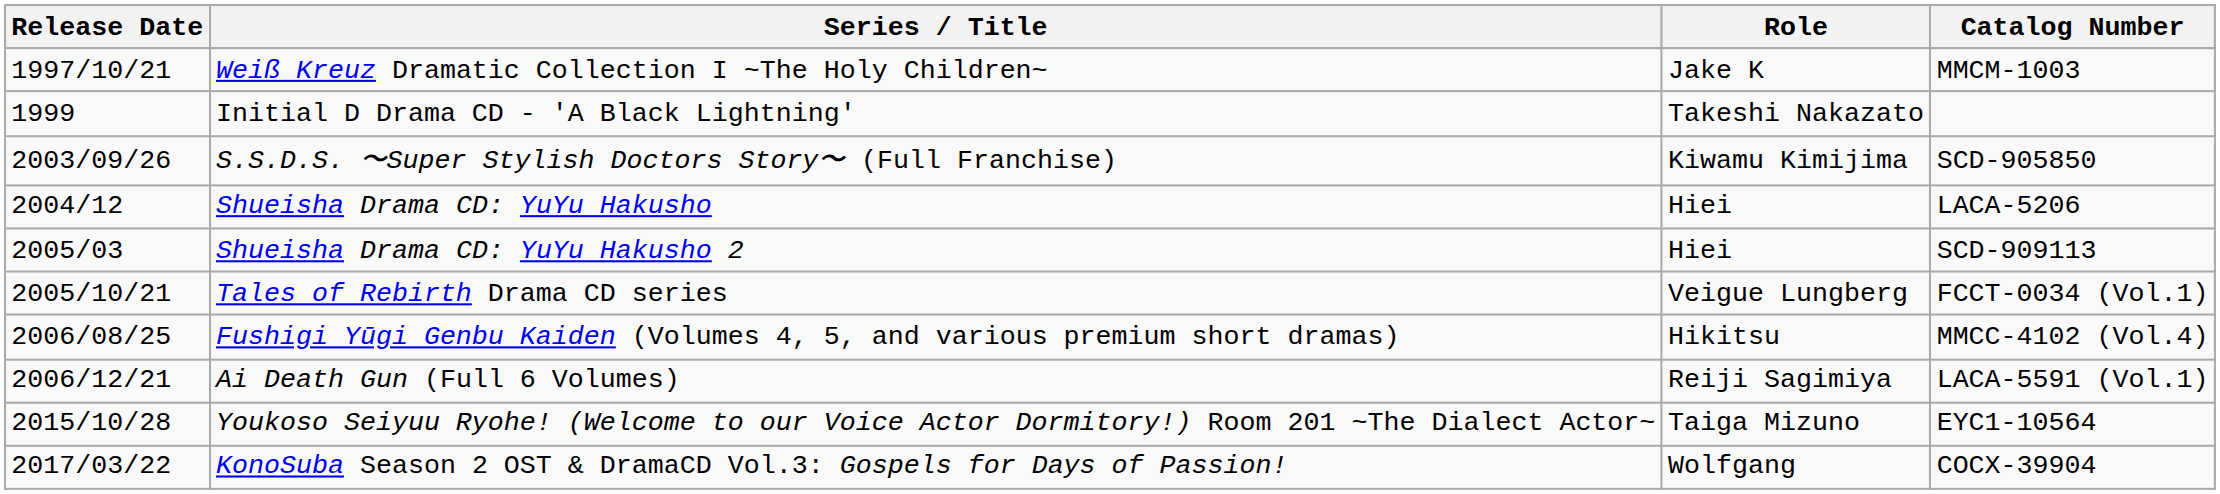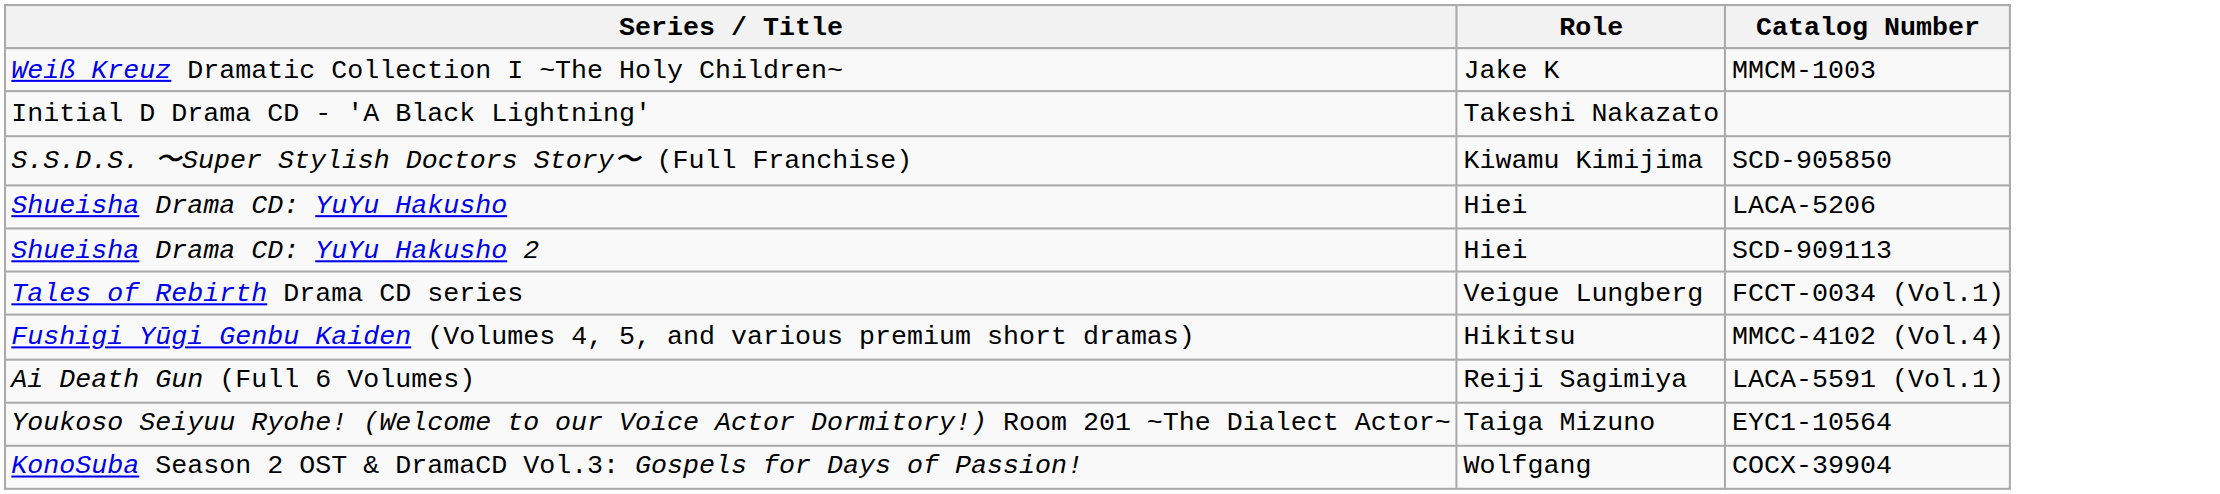- column: (107, 27)
